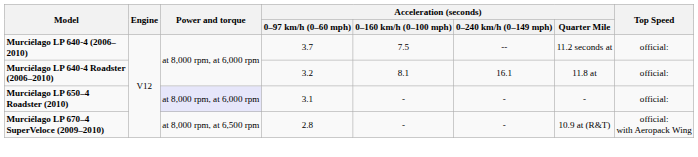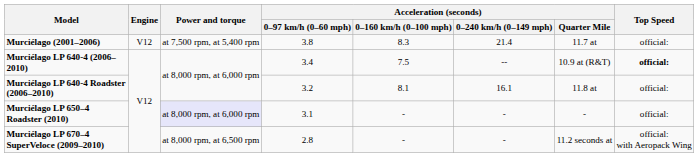+ row: (53, 42)
(307, 47) 3.7 -> (307, 62) 3.4
(584, 47) 11.2 seconds at -> (584, 62) 10.9 at (R&T)
(654, 47) normal -> (654, 62) bold
(584, 125) 10.9 at (R&T) -> (584, 140) 11.2 seconds at
